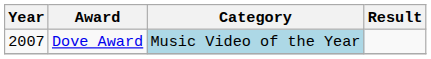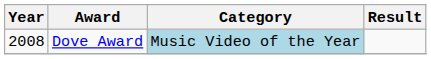(26, 42) 2007 -> (26, 42) 2008
